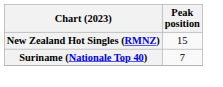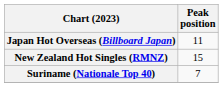+ row: (91, 40)
